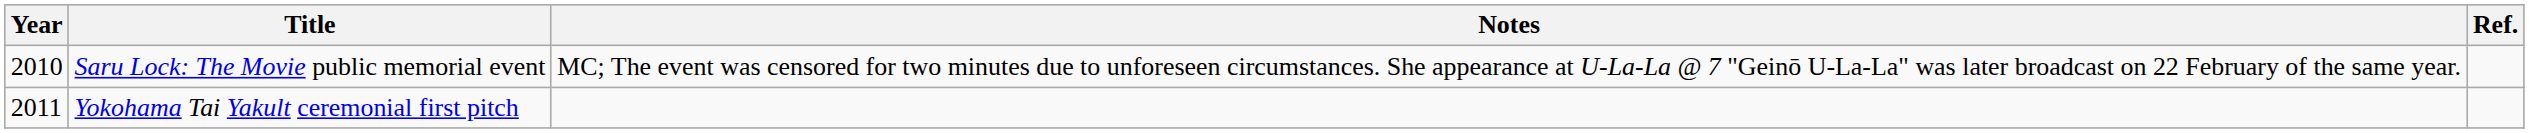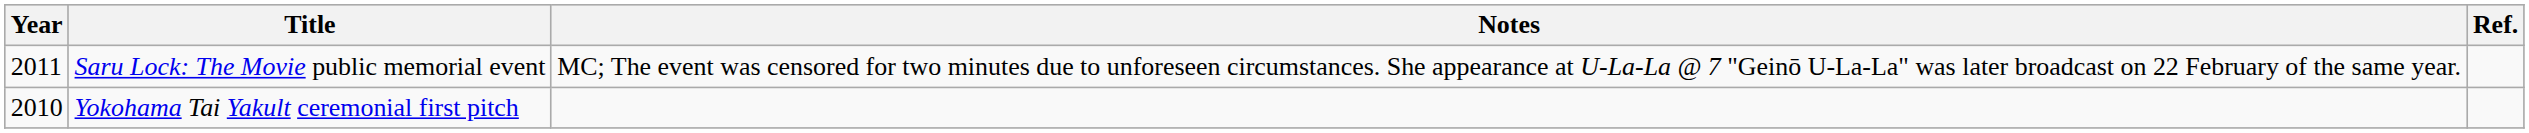(37, 66) 2010 -> (36, 66) 2011
(36, 107) 2011 -> (37, 107) 2010
